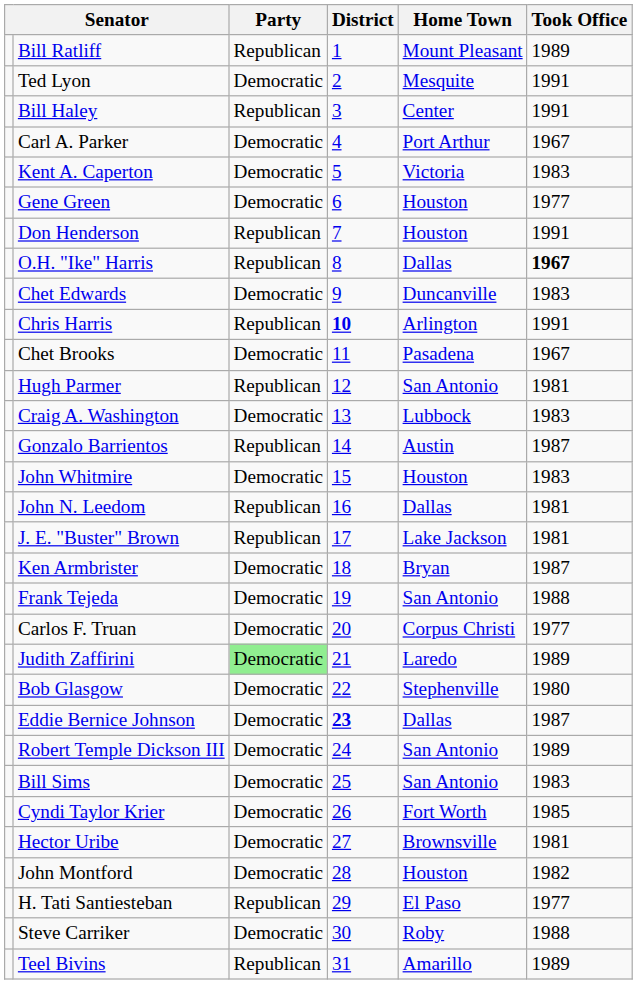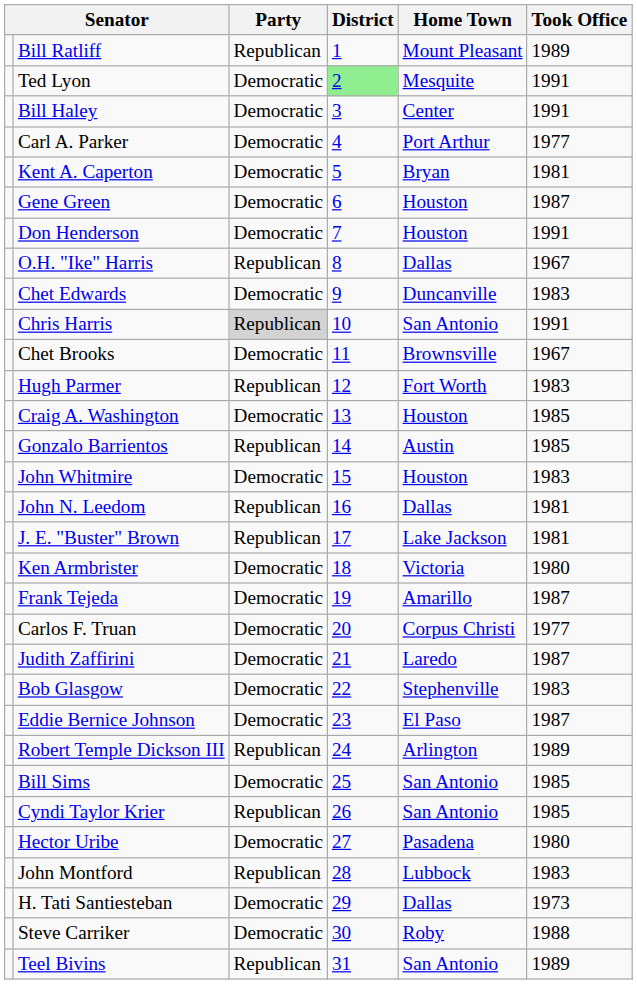(337, 80) no background -> (337, 80) lightgreen background
(277, 111) Republican -> (278, 111) Democratic
(551, 141) 1967 -> (551, 141) 1977
(433, 171) Victoria -> (426, 171) Bryan
(551, 171) 1983 -> (551, 171) 1981
(551, 202) 1977 -> (551, 202) 1987
(277, 232) Republican -> (278, 232) Democratic
(551, 263) bold -> (551, 263) normal
(277, 324) no background -> (277, 324) lightgrey background
(342, 324) bold -> (342, 324) normal
(440, 324) Arlington -> (450, 324) San Antonio
(438, 354) Pasadena -> (450, 354) Brownsville
(450, 385) San Antonio -> (445, 385) Fort Worth
(551, 385) 1981 -> (551, 385) 1983
(437, 415) Lubbock -> (435, 415) Houston
(551, 415) 1983 -> (551, 415) 1985
(551, 446) 1987 -> (551, 446) 1985
(426, 567) Bryan -> (433, 567) Victoria
(551, 567) 1987 -> (551, 567) 1980
(450, 598) San Antonio -> (437, 598) Amarillo
(551, 598) 1988 -> (551, 598) 1987
(278, 659) lightgreen background -> (278, 659) no background
(551, 659) 1989 -> (551, 659) 1987
(551, 689) 1980 -> (551, 689) 1983
(342, 720) bold -> (342, 720) normal
(427, 720) Dallas -> (432, 720) El Paso
(278, 750) Democratic -> (277, 750) Republican
(450, 750) San Antonio -> (440, 750) Arlington
(551, 780) 1983 -> (551, 780) 1985
(278, 811) Democratic -> (277, 811) Republican
(445, 811) Fort Worth -> (450, 811) San Antonio
(450, 841) Brownsville -> (438, 841) Pasadena
(551, 841) 1981 -> (551, 841) 1980
(278, 872) Democratic -> (277, 872) Republican
(435, 872) Houston -> (437, 872) Lubbock
(551, 872) 1982 -> (551, 872) 1983
(277, 902) Republican -> (278, 902) Democratic
(432, 902) El Paso -> (427, 902) Dallas
(551, 902) 1977 -> (551, 902) 1973
(437, 963) Amarillo -> (450, 963) San Antonio
